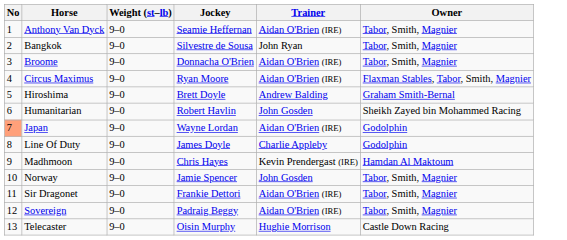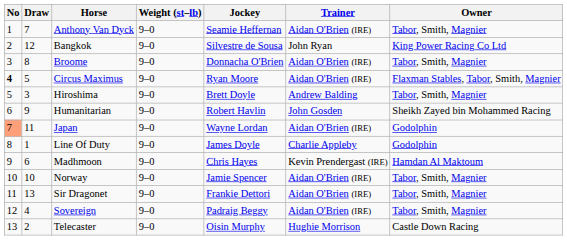+ column: (37, 12)
(410, 45) Tabor, Smith, Magnier -> (449, 45) King Power Racing Co Ltd
(9, 78) normal -> (9, 78) bold
(409, 95) Graham Smith-Bernal -> (439, 95) Tabor, Smith, Magnier
(286, 177) John Gosden -> (330, 177) Aidan O'Brien (IRE)
